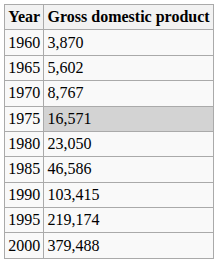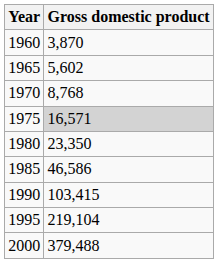(66, 93) 8,767 -> (66, 93) 8,768
(70, 144) 23,050 -> (70, 144) 23,350
(74, 220) 219,174 -> (74, 220) 219,104
